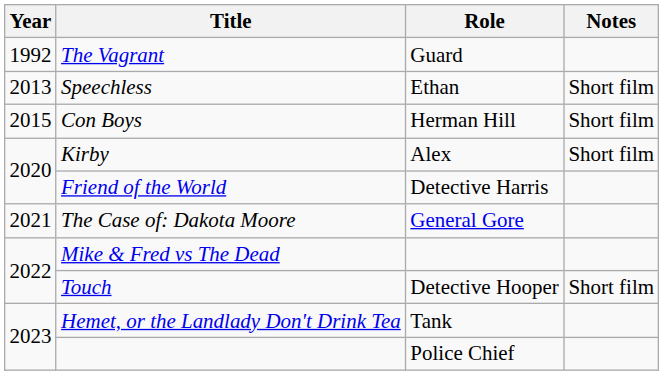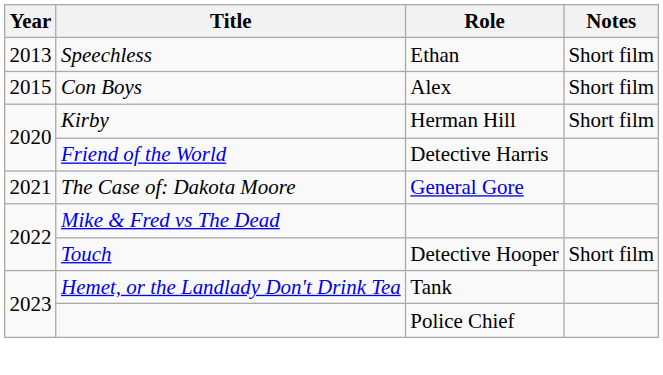- row: (113, 54)
(463, 120) Herman Hill -> (431, 87) Alex
(431, 154) Alex -> (463, 120) Herman Hill
